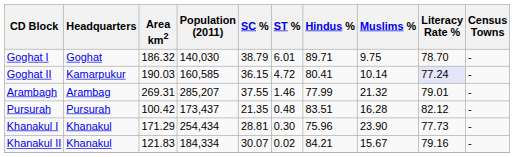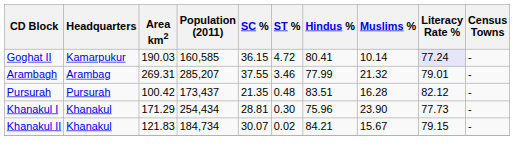- row: (28, 57)
(284, 92) 1.46 -> (284, 75) 3.46
(199, 144) 184,334 -> (199, 126) 184,734
(435, 144) 79.16 -> (435, 126) 79.15
